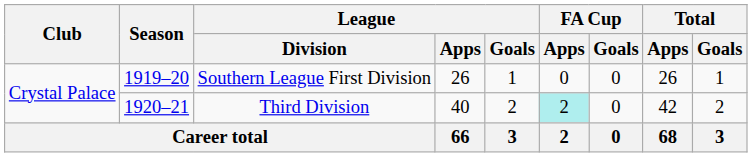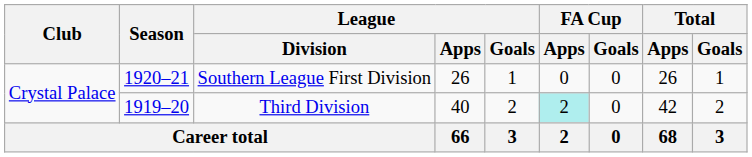(157, 78) 1919–20 -> (157, 78) 1920–21
(157, 107) 1920–21 -> (157, 107) 1919–20
